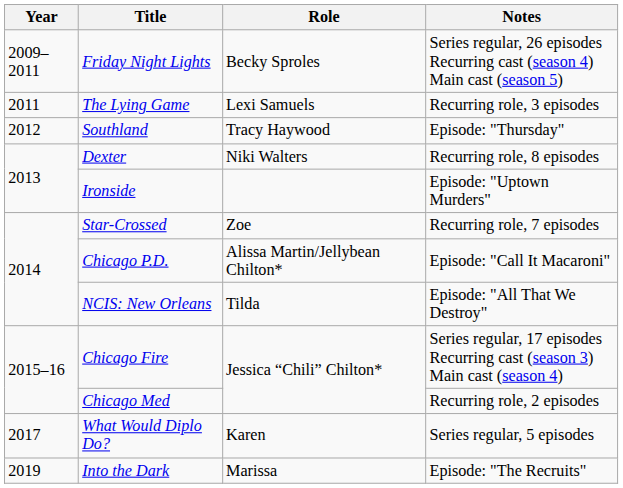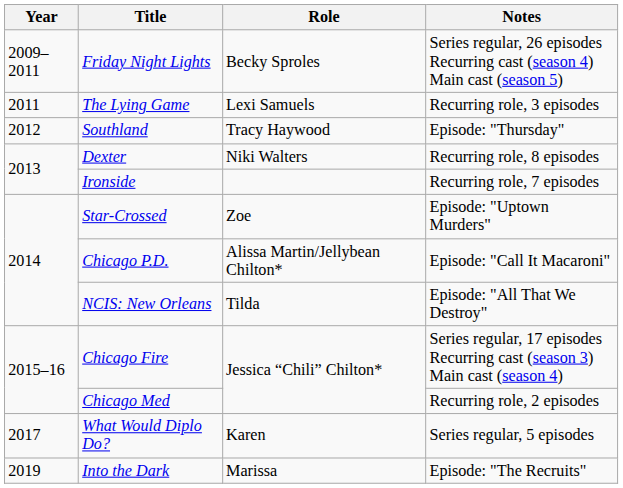(489, 190) Episode: "Uptown Murders" -> (514, 181) Recurring role, 7 episodes
(514, 225) Recurring role, 7 episodes -> (489, 216) Episode: "Uptown Murders"
